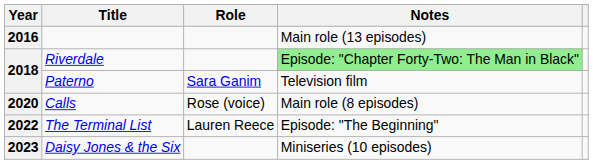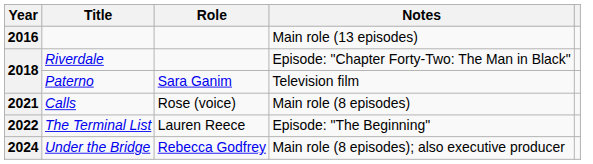(430, 59) lightgreen background -> (422, 59) no background
(23, 103) 2020 -> (23, 103) 2021
- row: (113, 147)
+ row: (98, 147)
